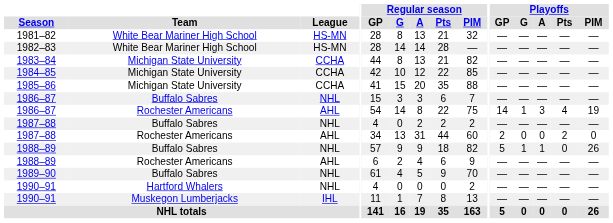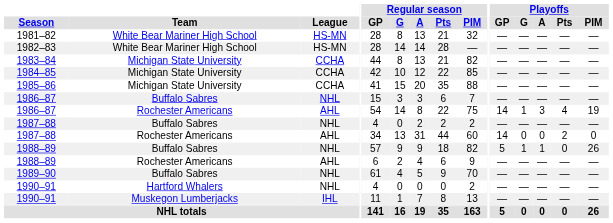(502, 136) 2 -> (502, 136) 14
